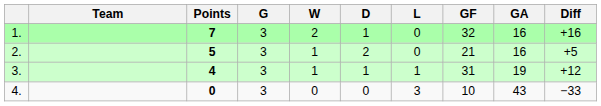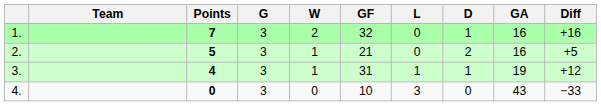columns swapped: (366, 14) <-> (468, 14)
